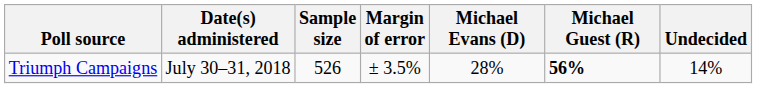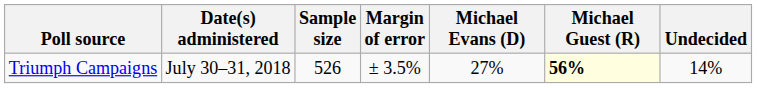(487, 67) 28% -> (487, 67) 27%
(567, 67) no background -> (567, 67) lightyellow background
